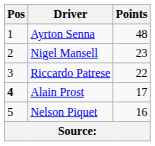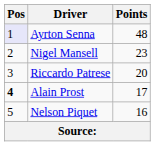(10, 34) no background -> (10, 34) lavender background
(142, 73) 22 -> (142, 73) 20
